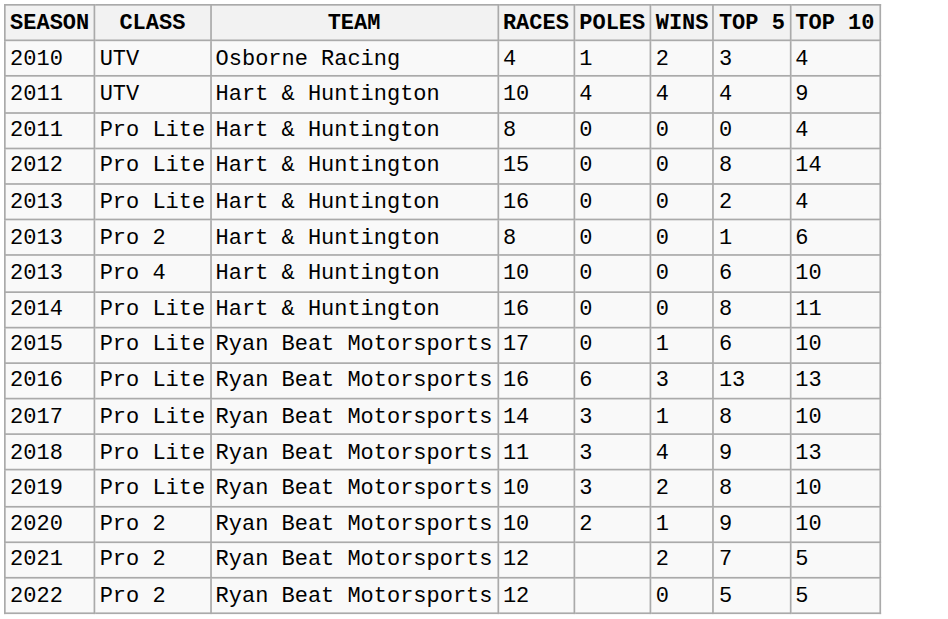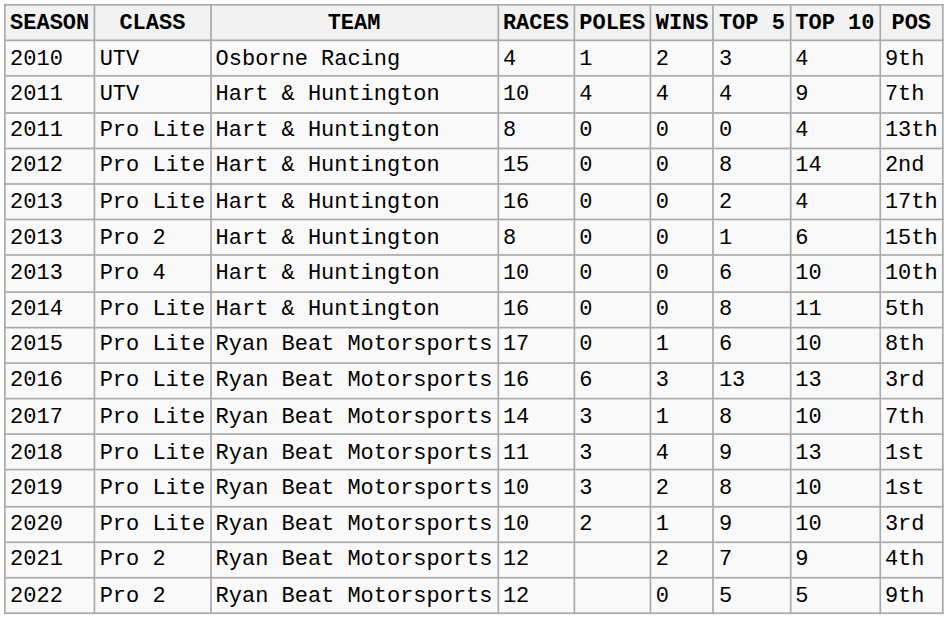+ column: (911, 23)
(133, 524) Pro 2 -> (152, 524) Pro Lite
(802, 560) 5 -> (802, 560) 9
